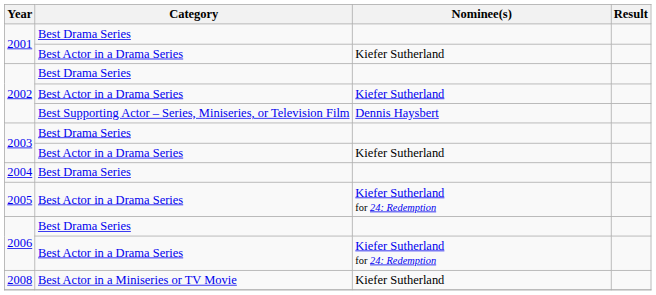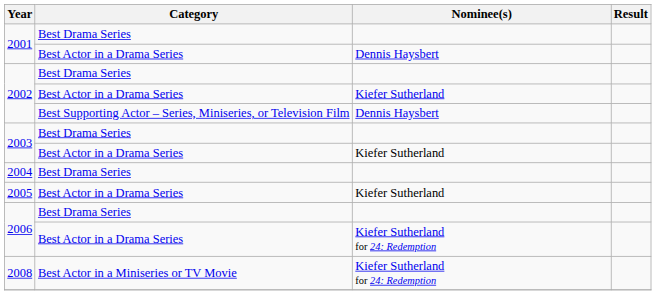(400, 53) Kiefer Sutherland -> (397, 53) Dennis Haysbert
(400, 199) Kiefer Sutherland for 24: Redemption -> (400, 192) Kiefer Sutherland
(400, 279) Kiefer Sutherland -> (400, 272) Kiefer Sutherland for 24: Redemption
